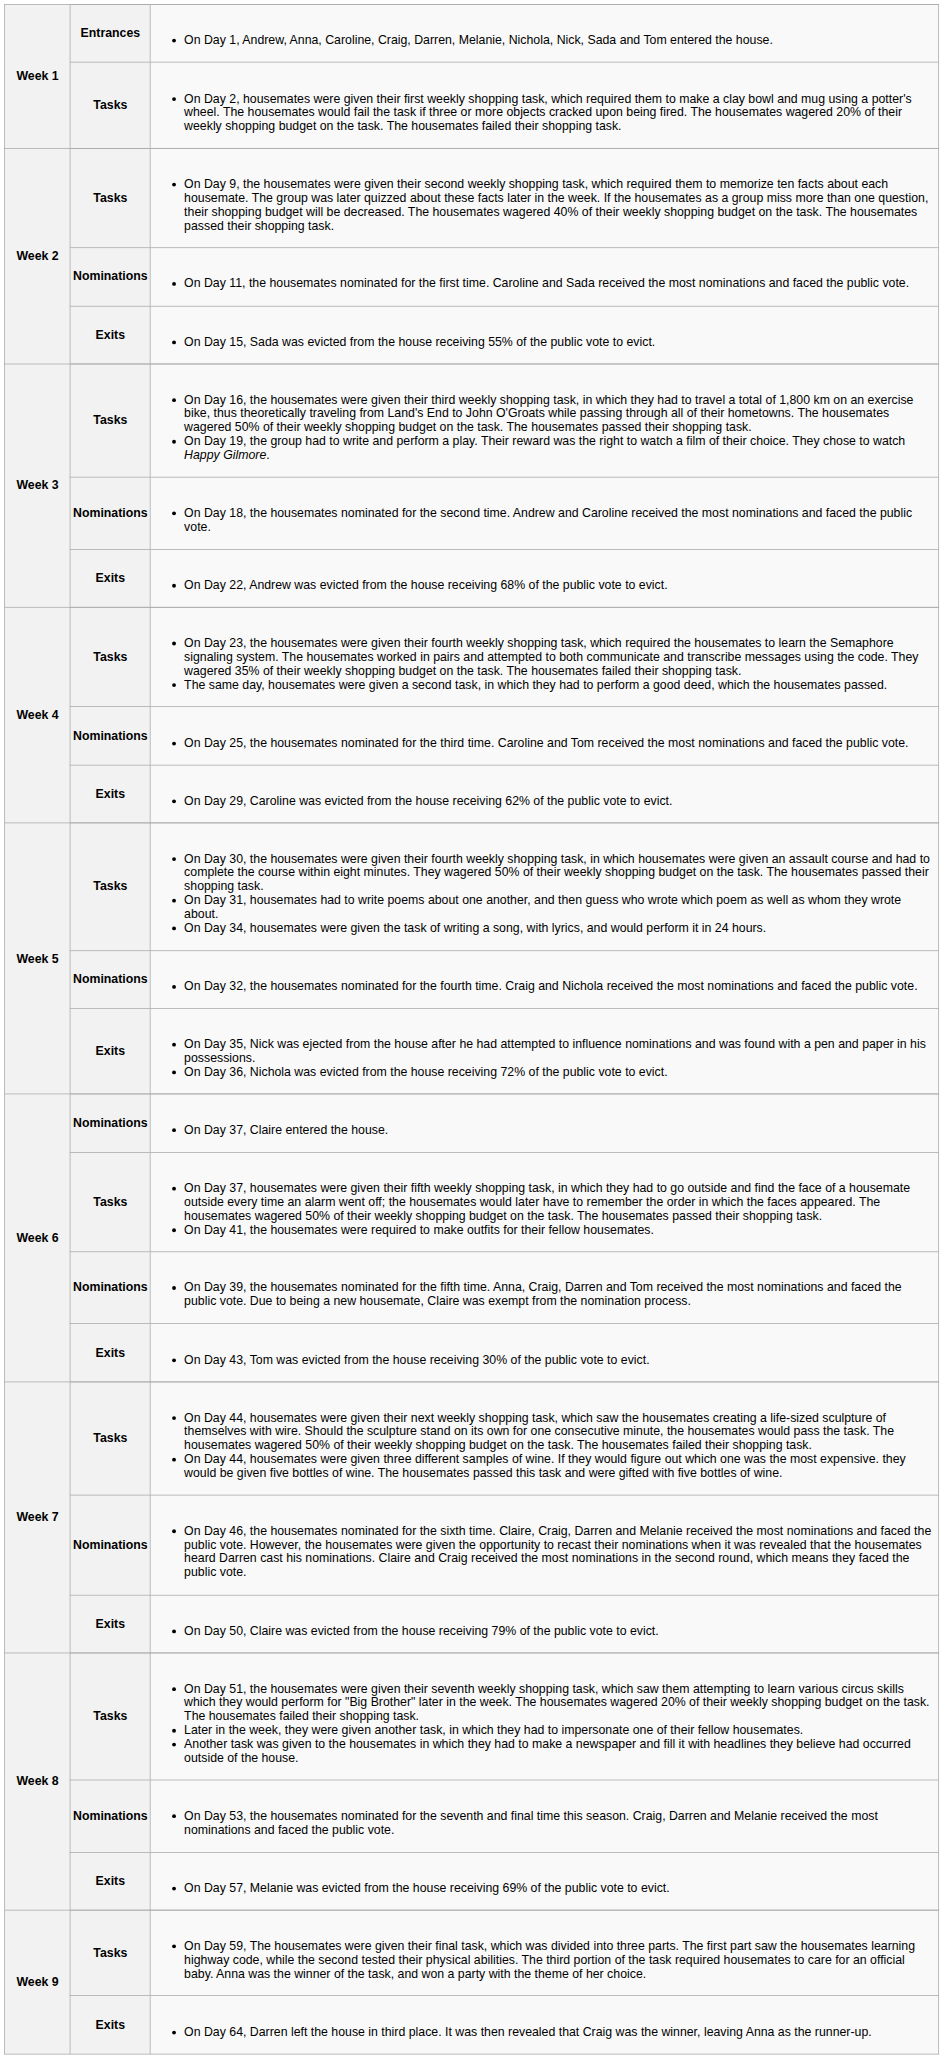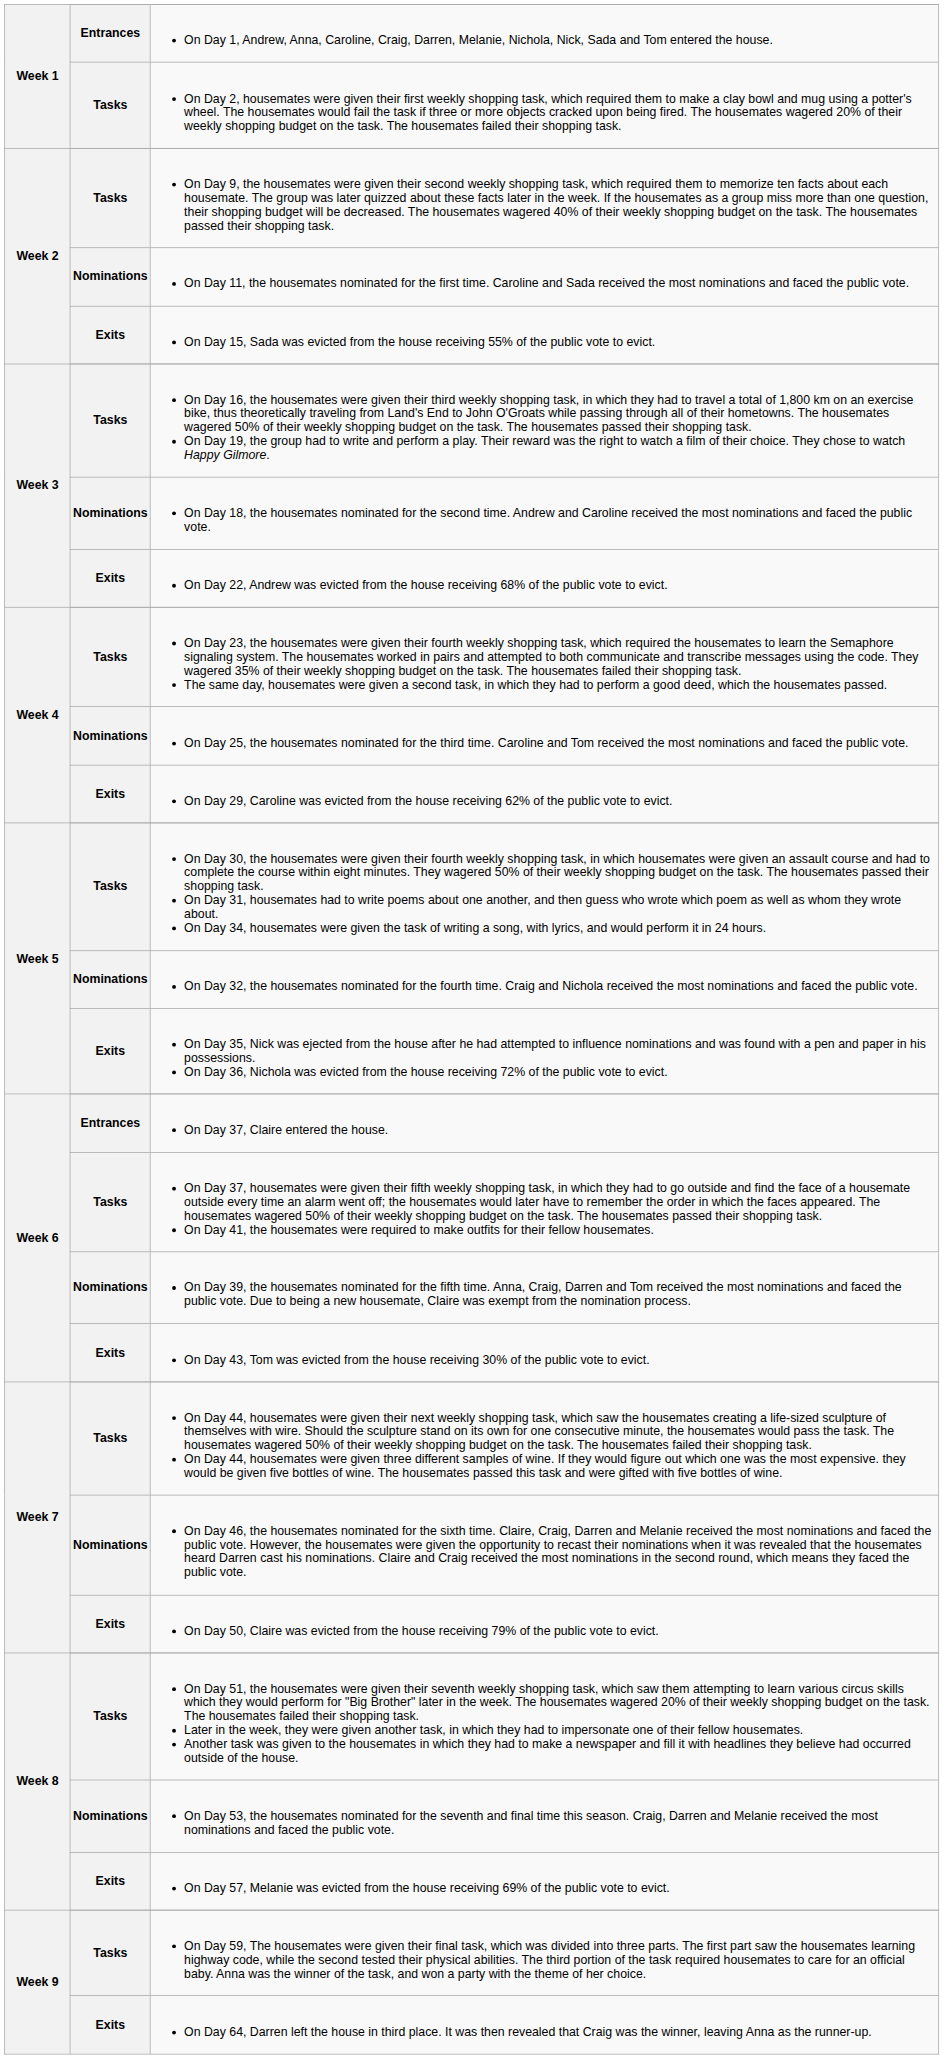(110, 1123) Nominations -> (110, 1123) Entrances
